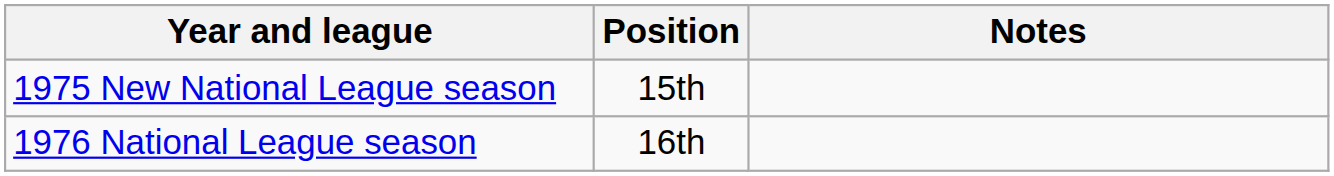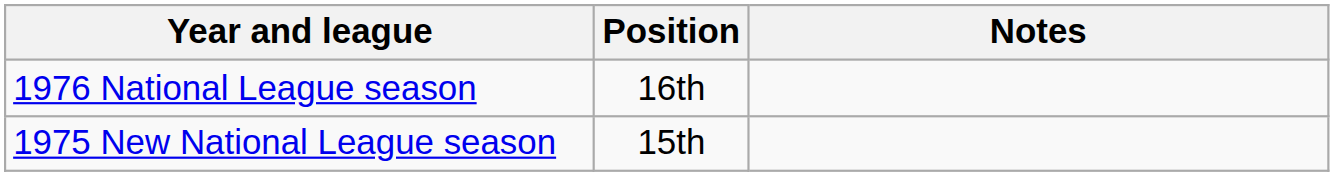rows swapped: (285, 87) <-> (245, 142)
